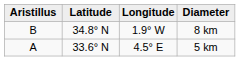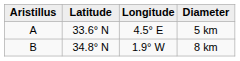rows swapped: (206, 47) <-> (206, 30)
